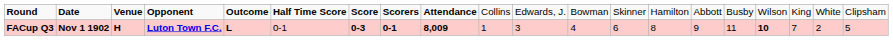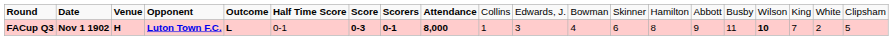(436, 27) 8,009 -> (436, 27) 8,000
